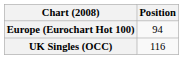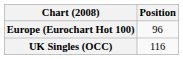(158, 29) 94 -> (158, 29) 96
